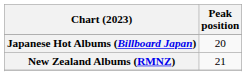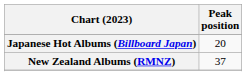(220, 61) 21 -> (220, 61) 37
